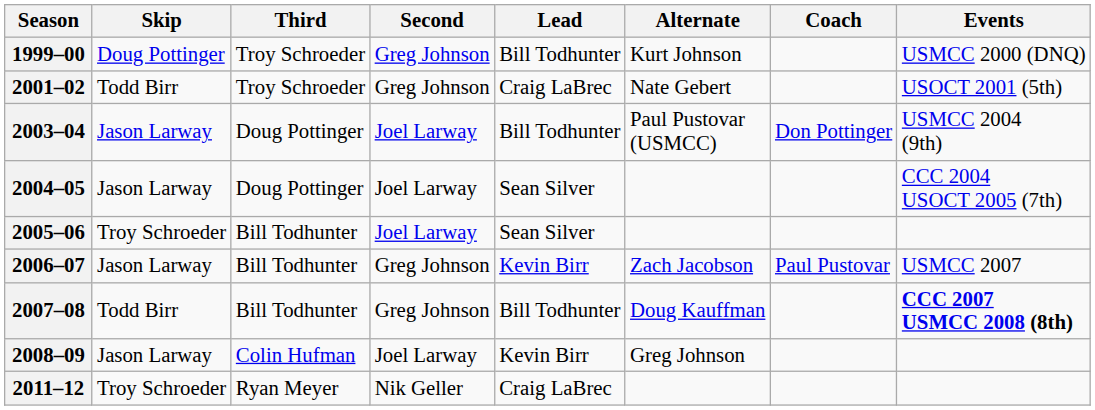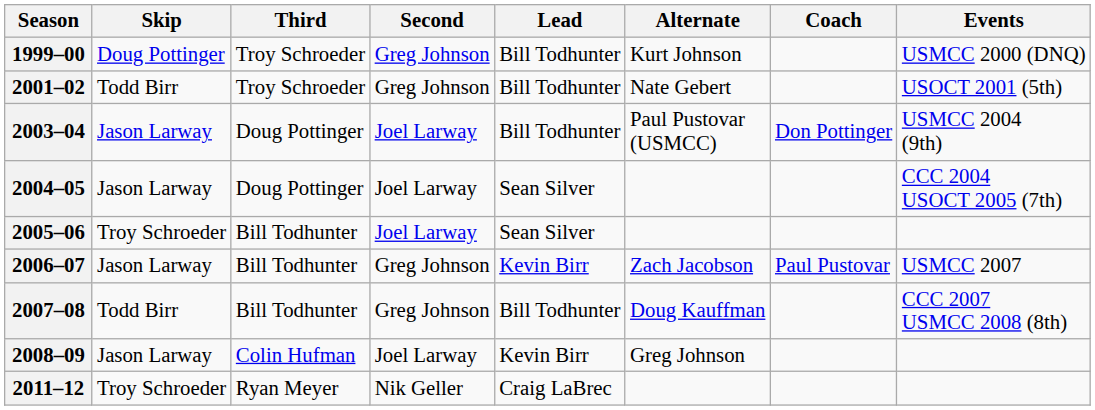(556, 86) Craig LaBrec -> (560, 86) Bill Todhunter
(987, 310) bold -> (984, 310) normal
